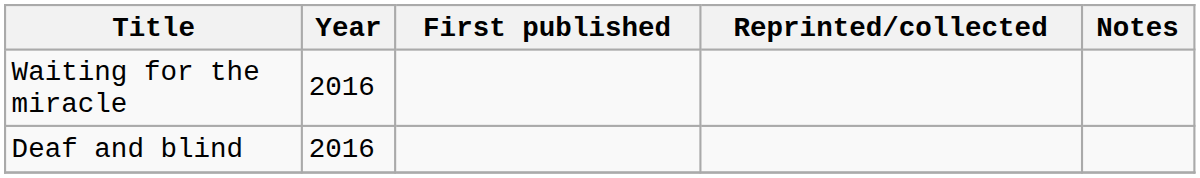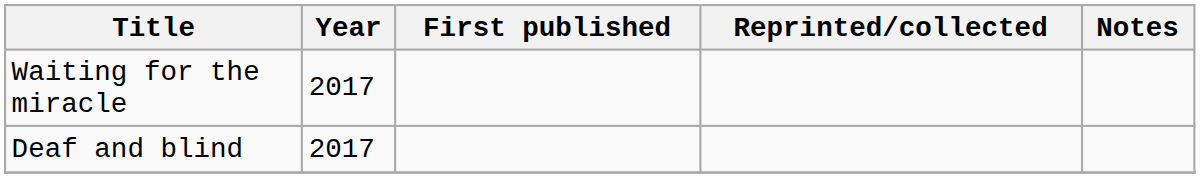(342, 88) 2016 -> (342, 88) 2017
(342, 149) 2016 -> (342, 149) 2017
